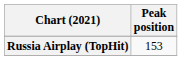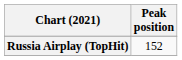(154, 45) 153 -> (154, 45) 152
